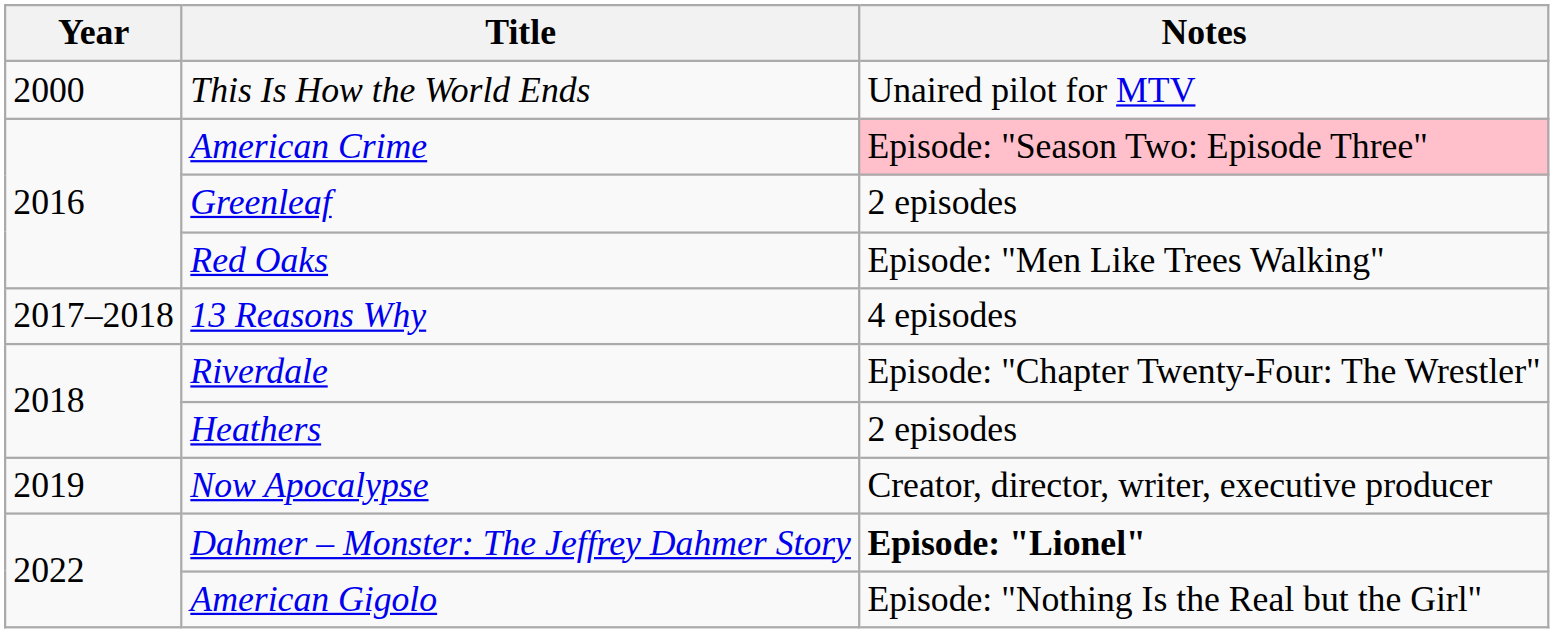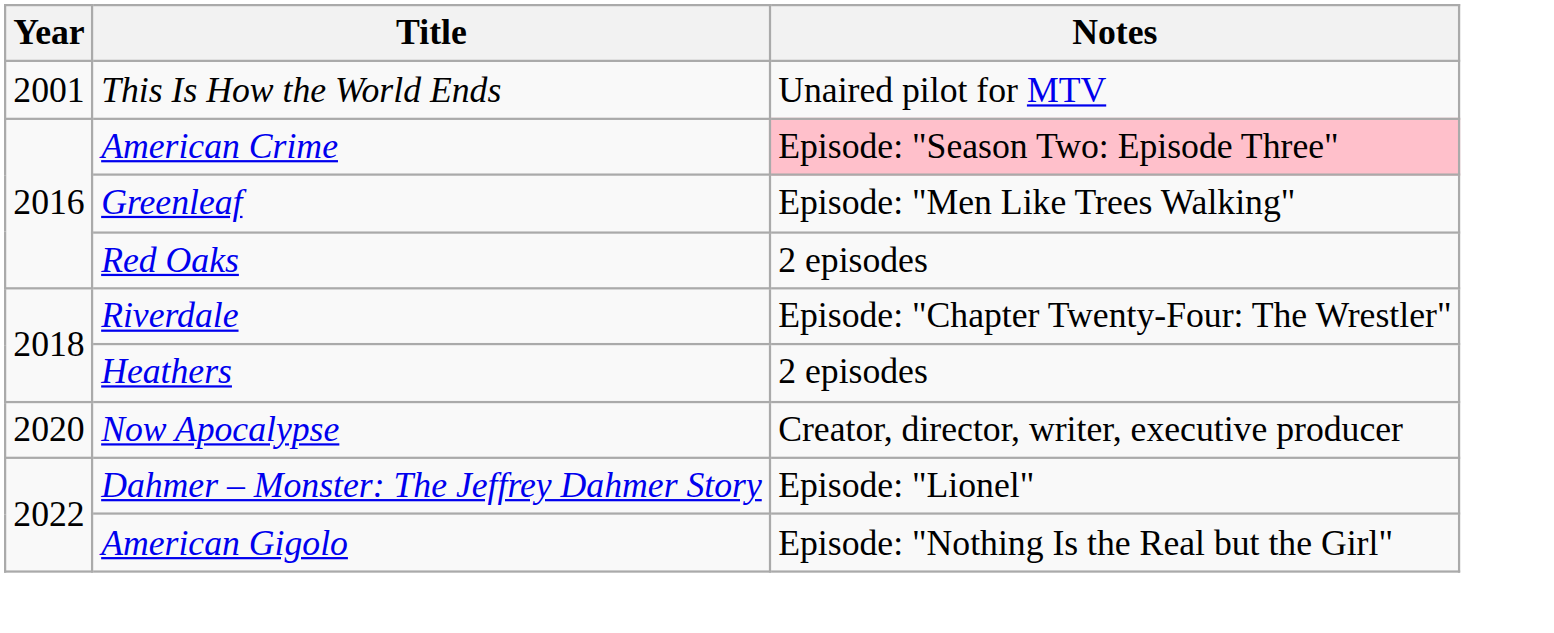(49, 89) 2000 -> (49, 89) 2001
(942, 202) 2 episodes -> (1037, 202) Episode: "Men Like Trees Walking"
(1126, 259) Episode: "Men Like Trees Walking" -> (853, 259) 2 episodes
- row: (308, 315)
(49, 485) 2019 -> (49, 428) 2020
(1007, 542) bold -> (906, 485) normal
